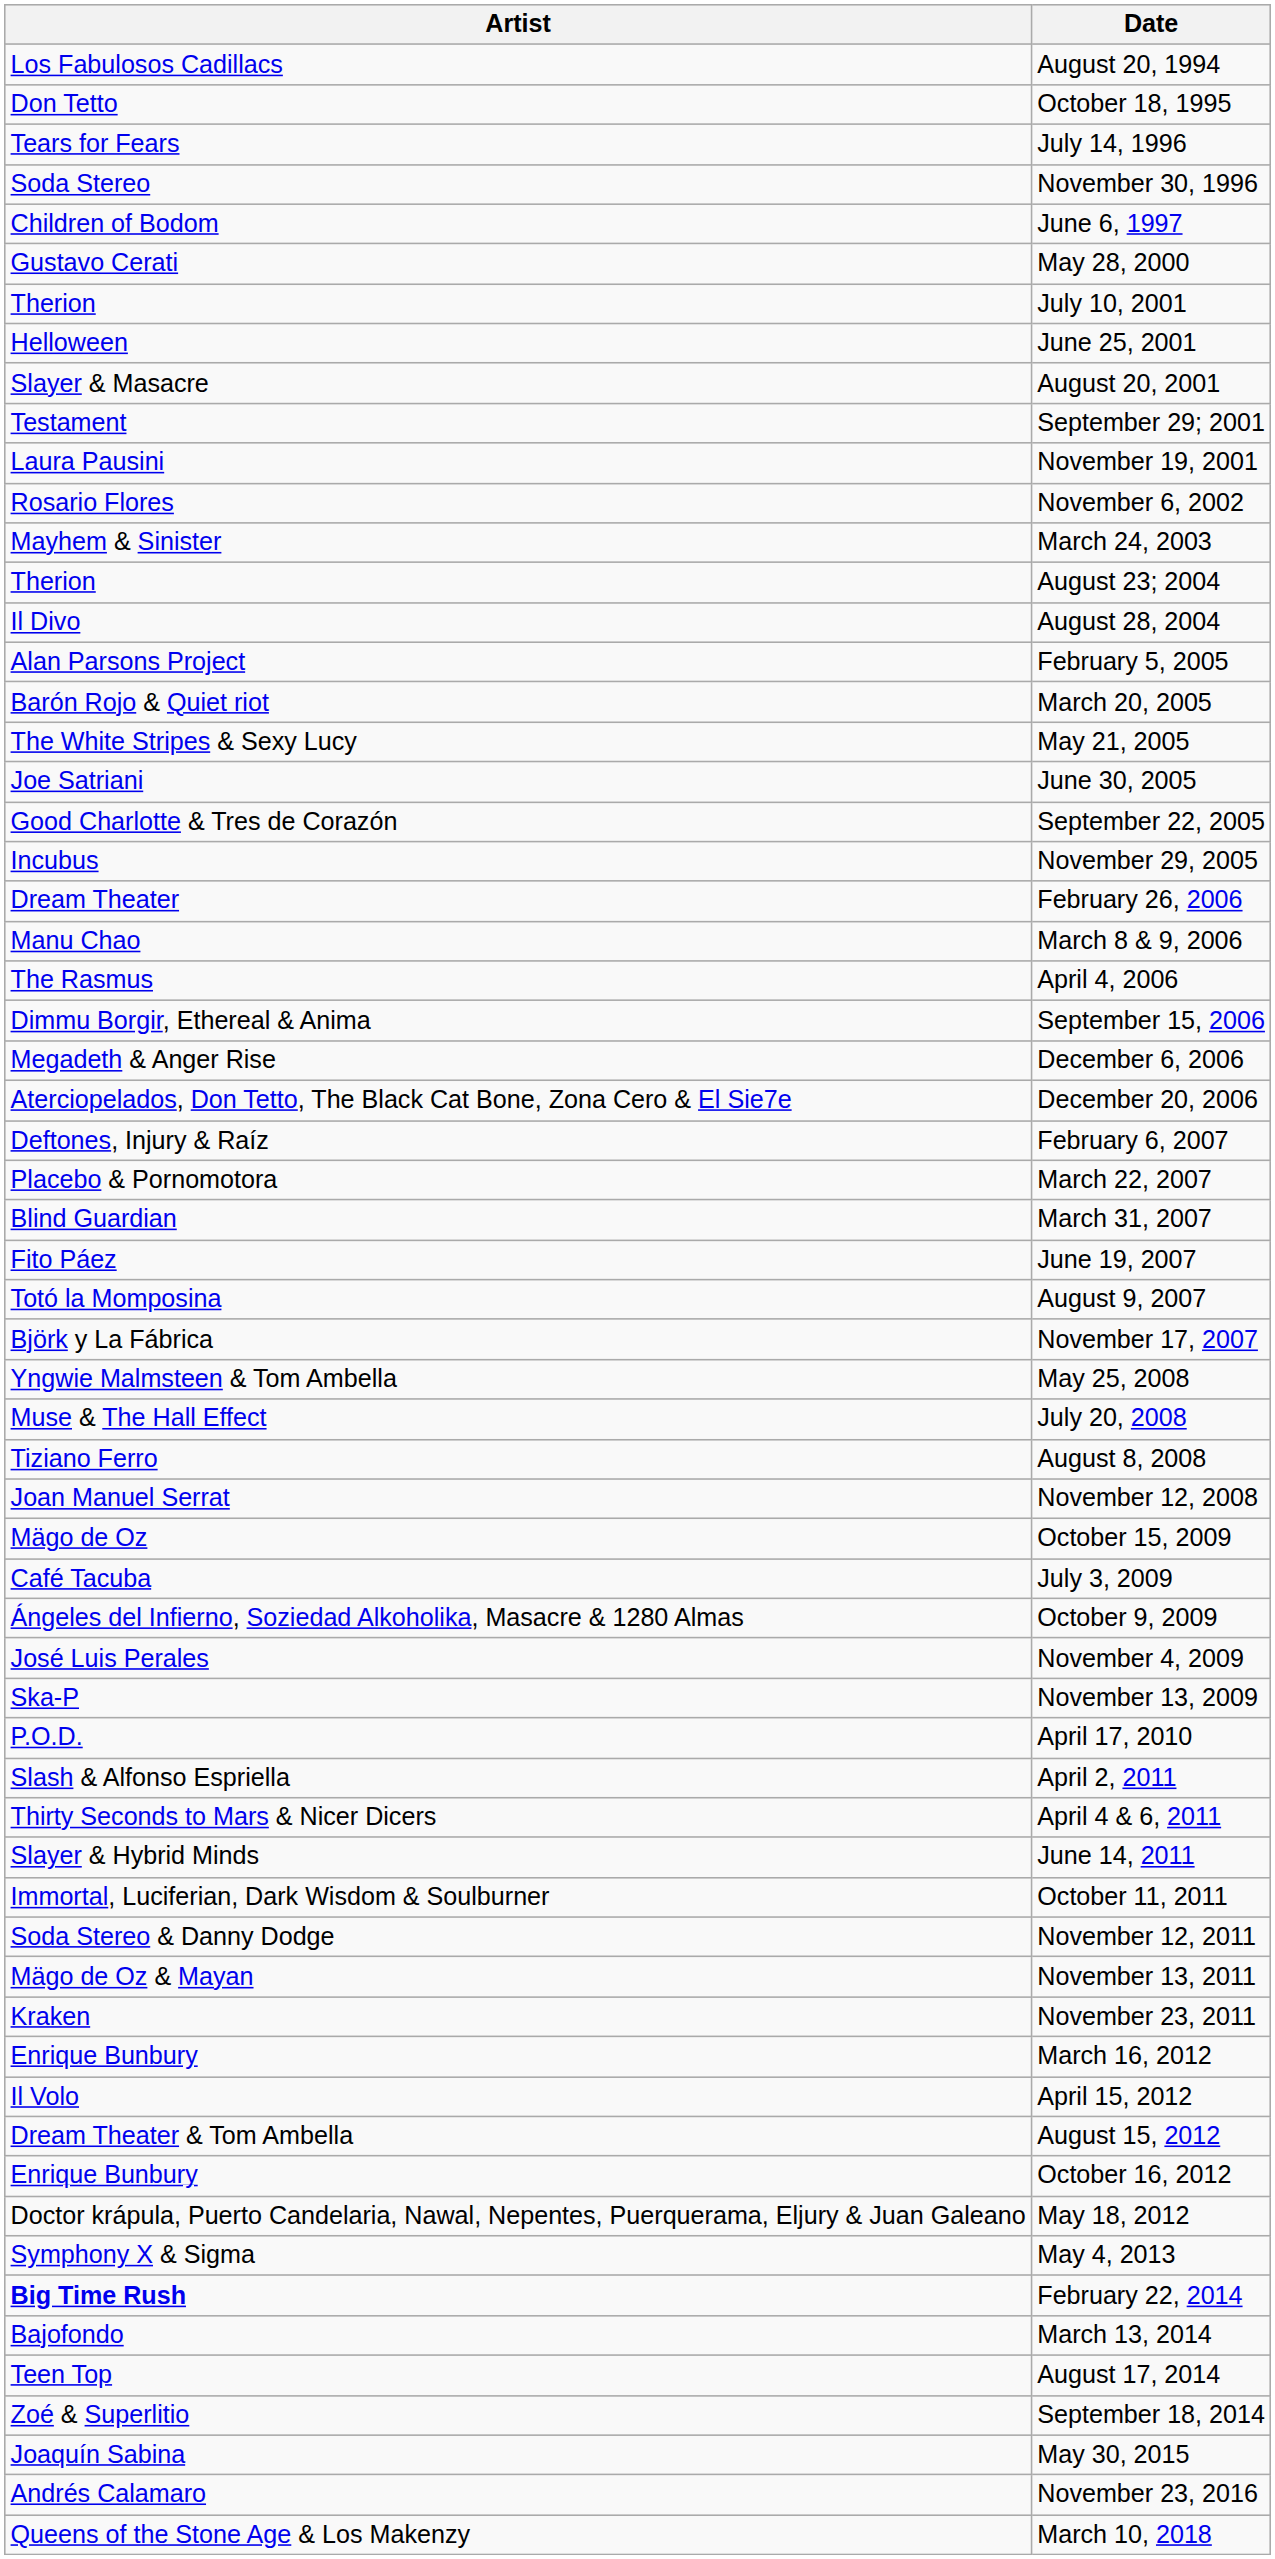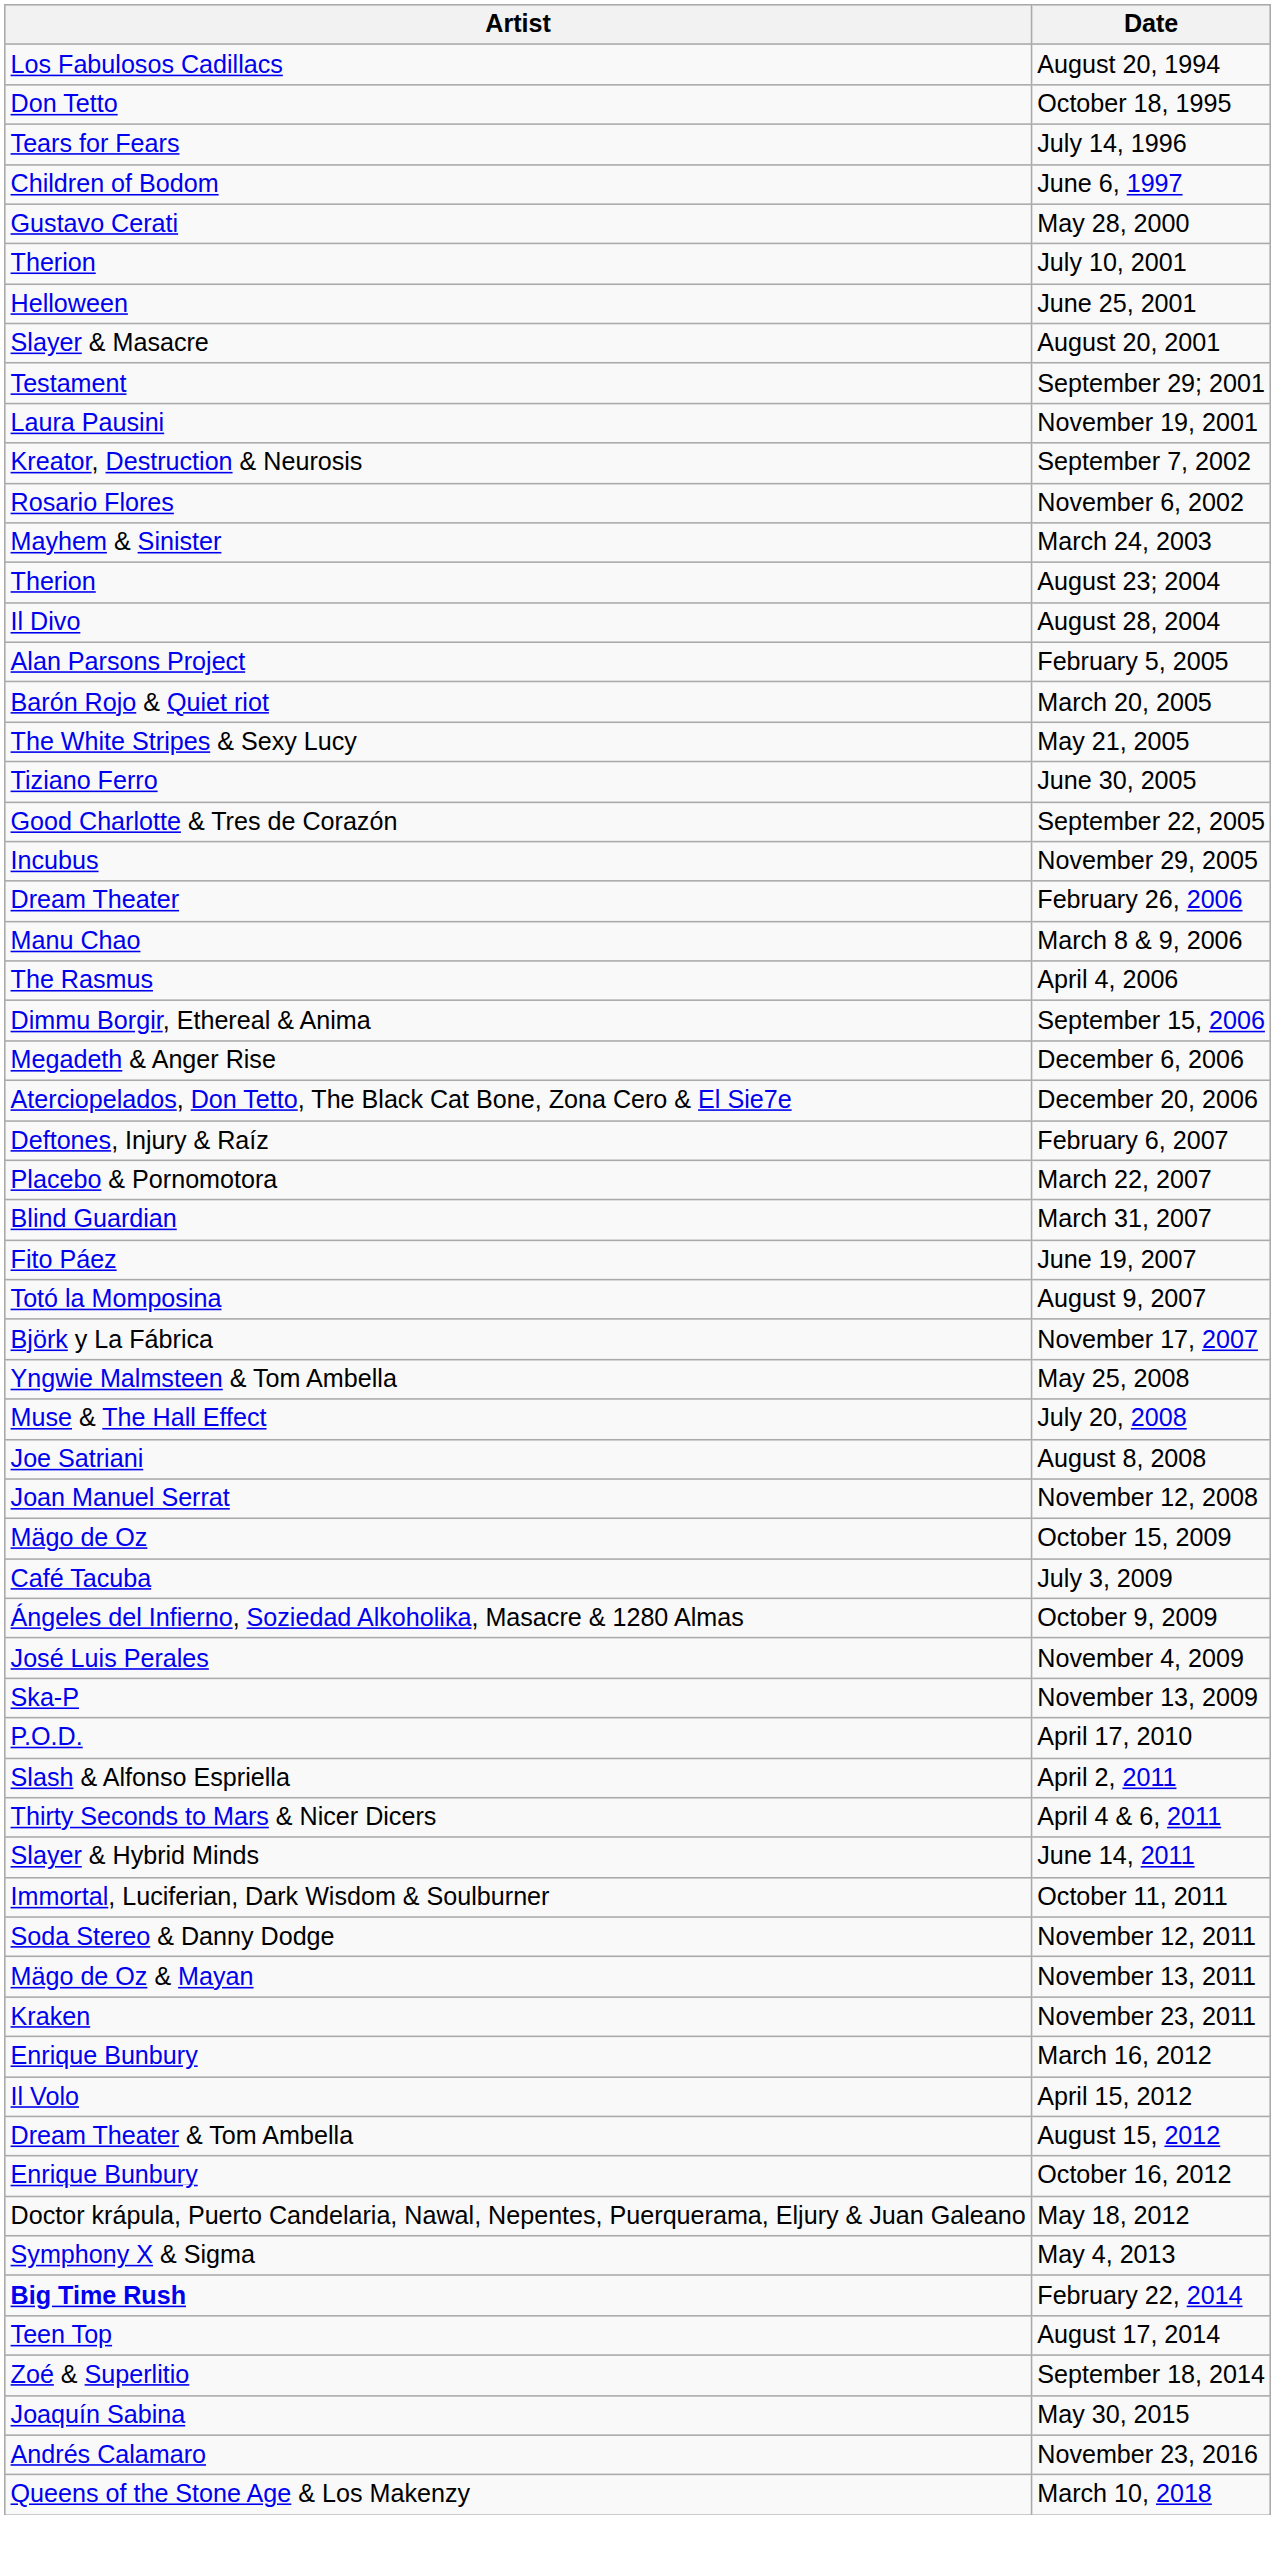- row: (1148, 183)
+ row: (1144, 462)
(77, 781) Joe Satriani -> (84, 781) Tiziano Ferro
(84, 1458) Tiziano Ferro -> (77, 1458) Joe Satriani
- row: (1125, 2335)
